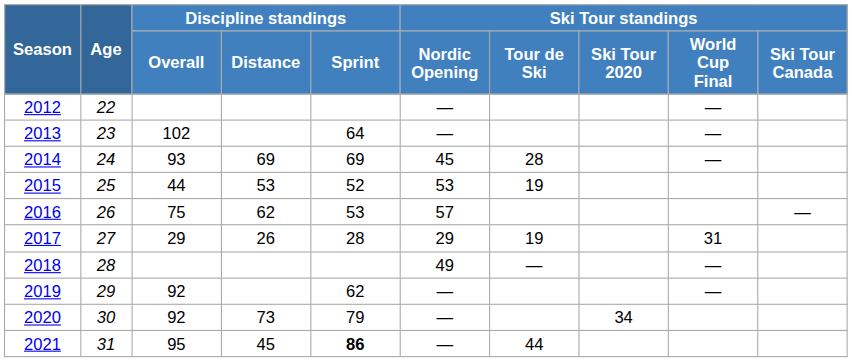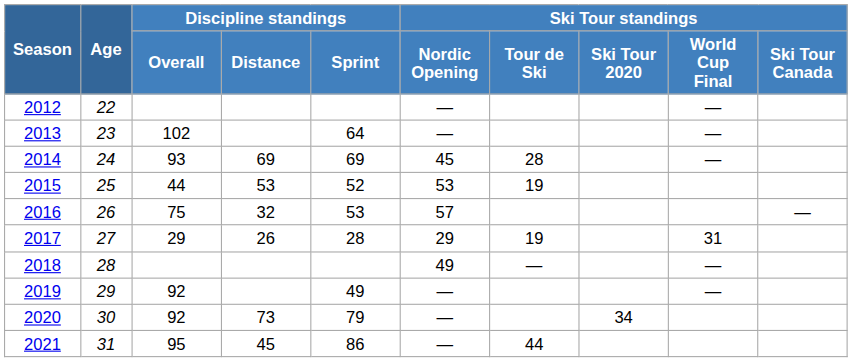(266, 212) 62 -> (266, 212) 32
(355, 291) 62 -> (355, 291) 49
(355, 343) bold -> (355, 343) normal
